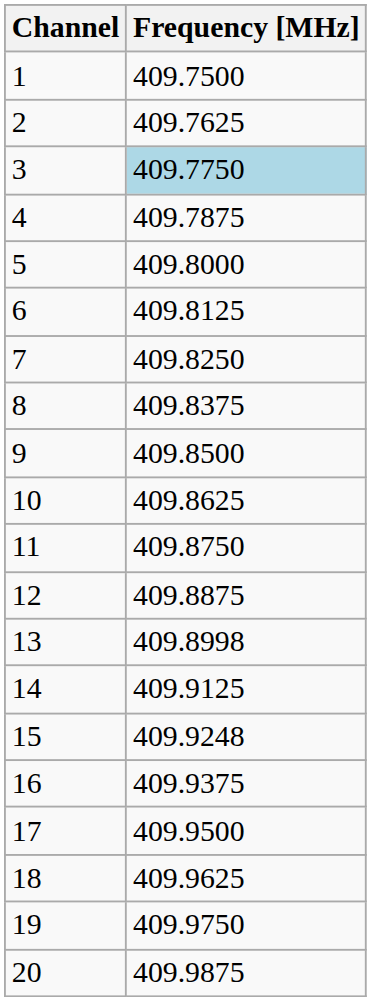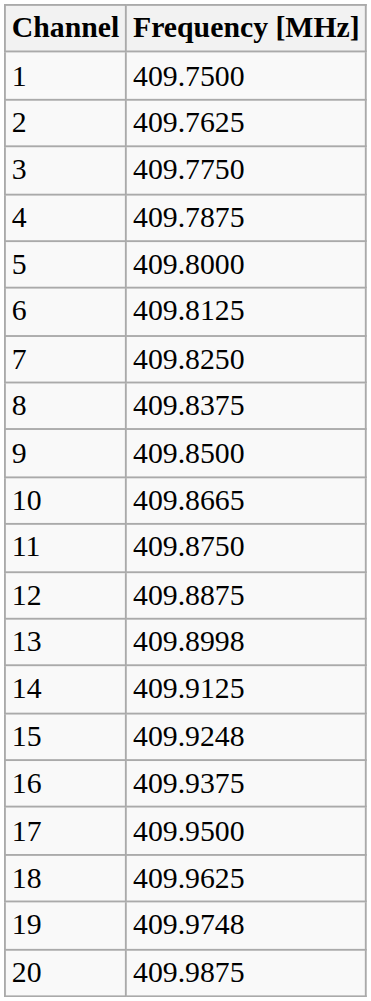(189, 169) lightblue background -> (189, 169) no background
(189, 500) 409.8625 -> (189, 500) 409.8665
(189, 924) 409.9750 -> (189, 924) 409.9748
